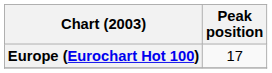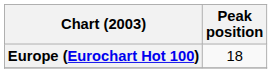(235, 56) 17 -> (235, 56) 18
